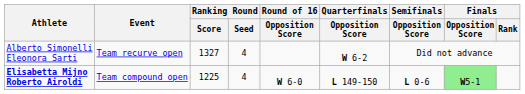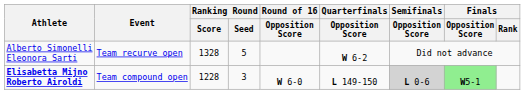(209, 53) 1327 -> (209, 53) 1328
(244, 53) 4 -> (244, 53) 5
(209, 77) 1225 -> (209, 77) 1228
(244, 77) 4 -> (244, 77) 3
(417, 82) no background -> (417, 82) lightgrey background
